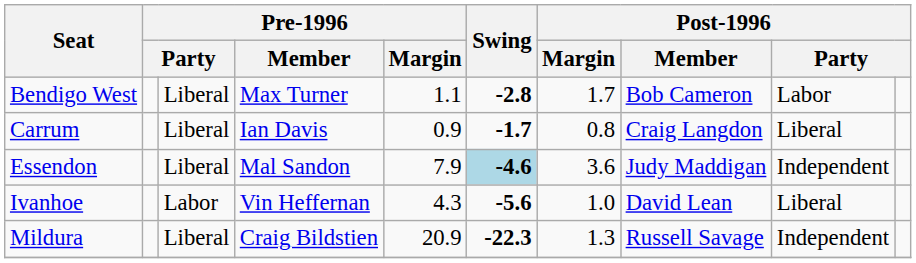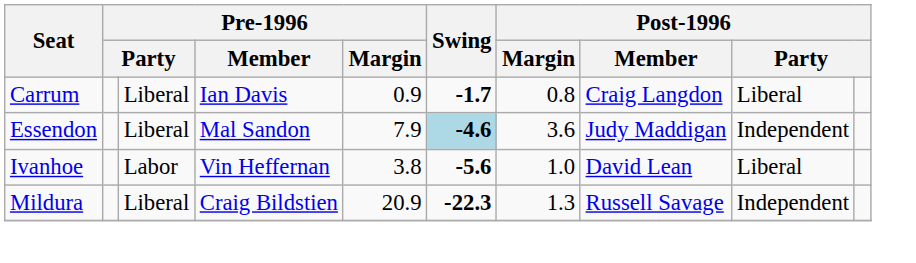- row: (74, 94)
(447, 202) 4.3 -> (407, 166) 3.8
